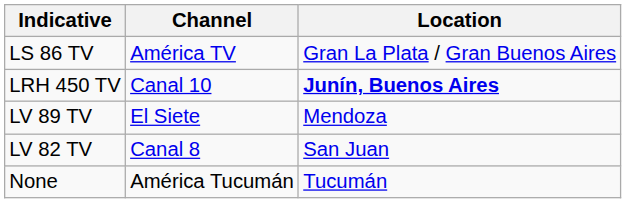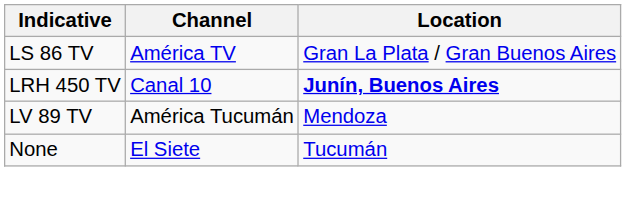(165, 117) El Siete -> (212, 117) América Tucumán
- row: (51, 149)
(212, 181) América Tucumán -> (165, 149) El Siete
